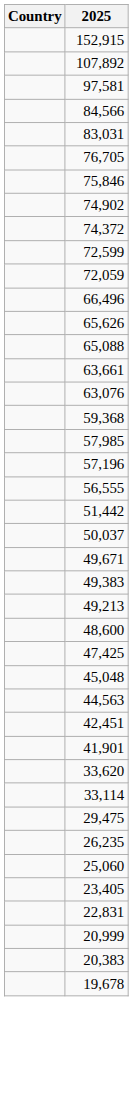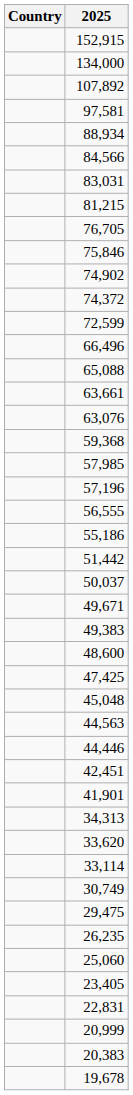+ row: (100, 63)
+ row: (104, 134)
+ row: (104, 205)
- row: (104, 275)
- row: (104, 323)
+ row: (104, 535)
- row: (104, 606)
+ row: (104, 747)
+ row: (104, 818)
+ row: (104, 889)
